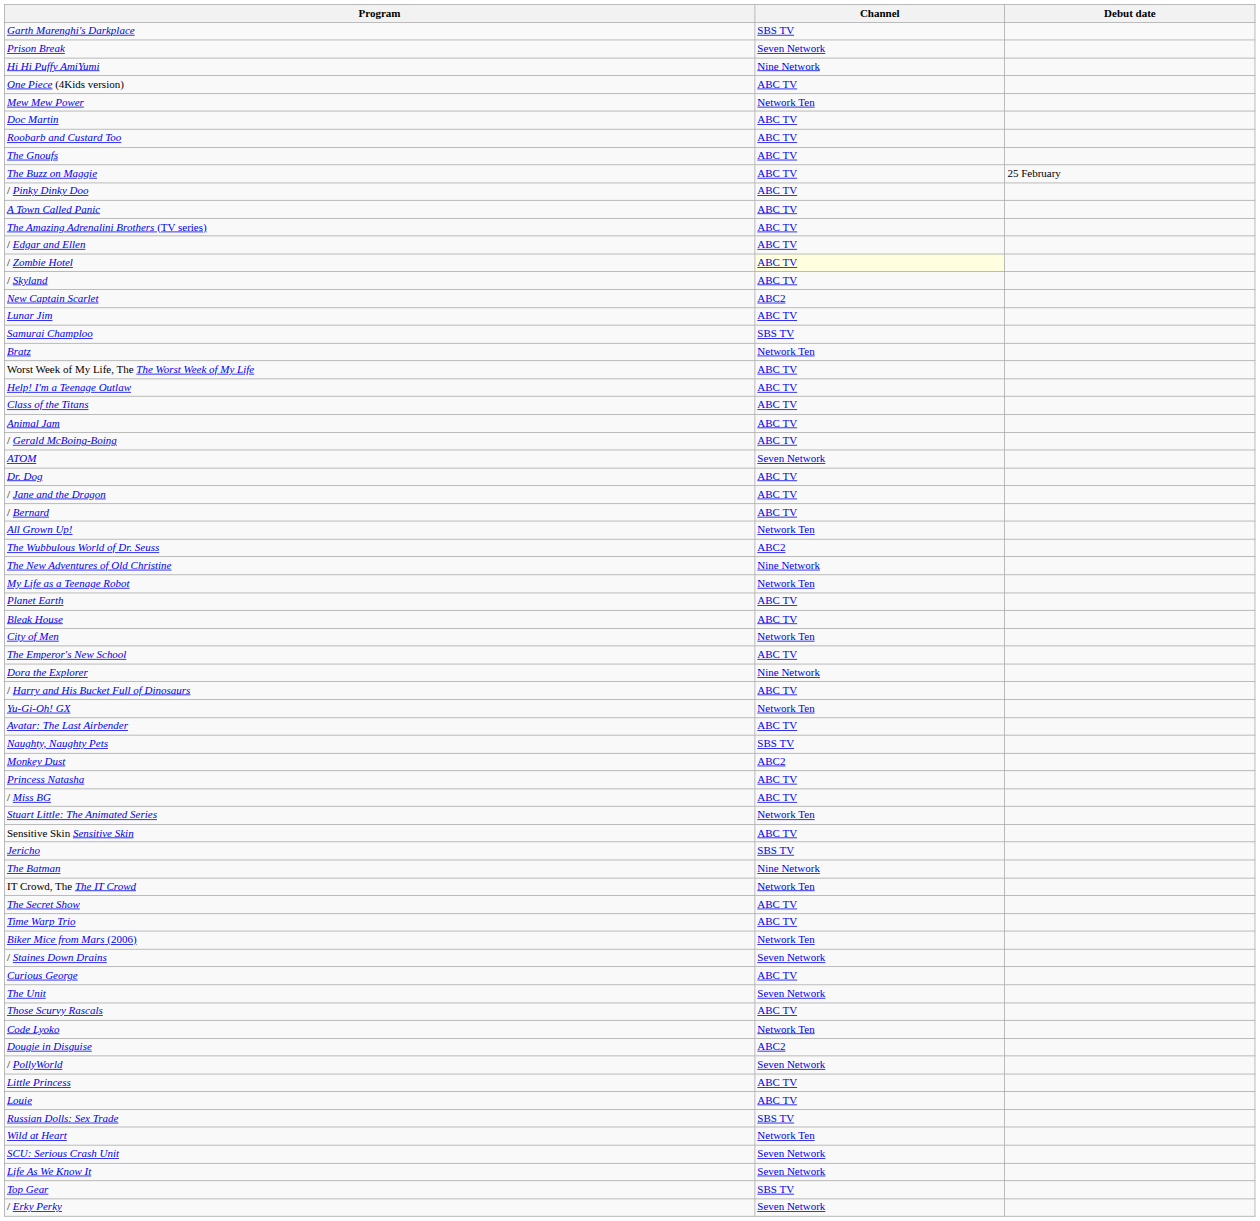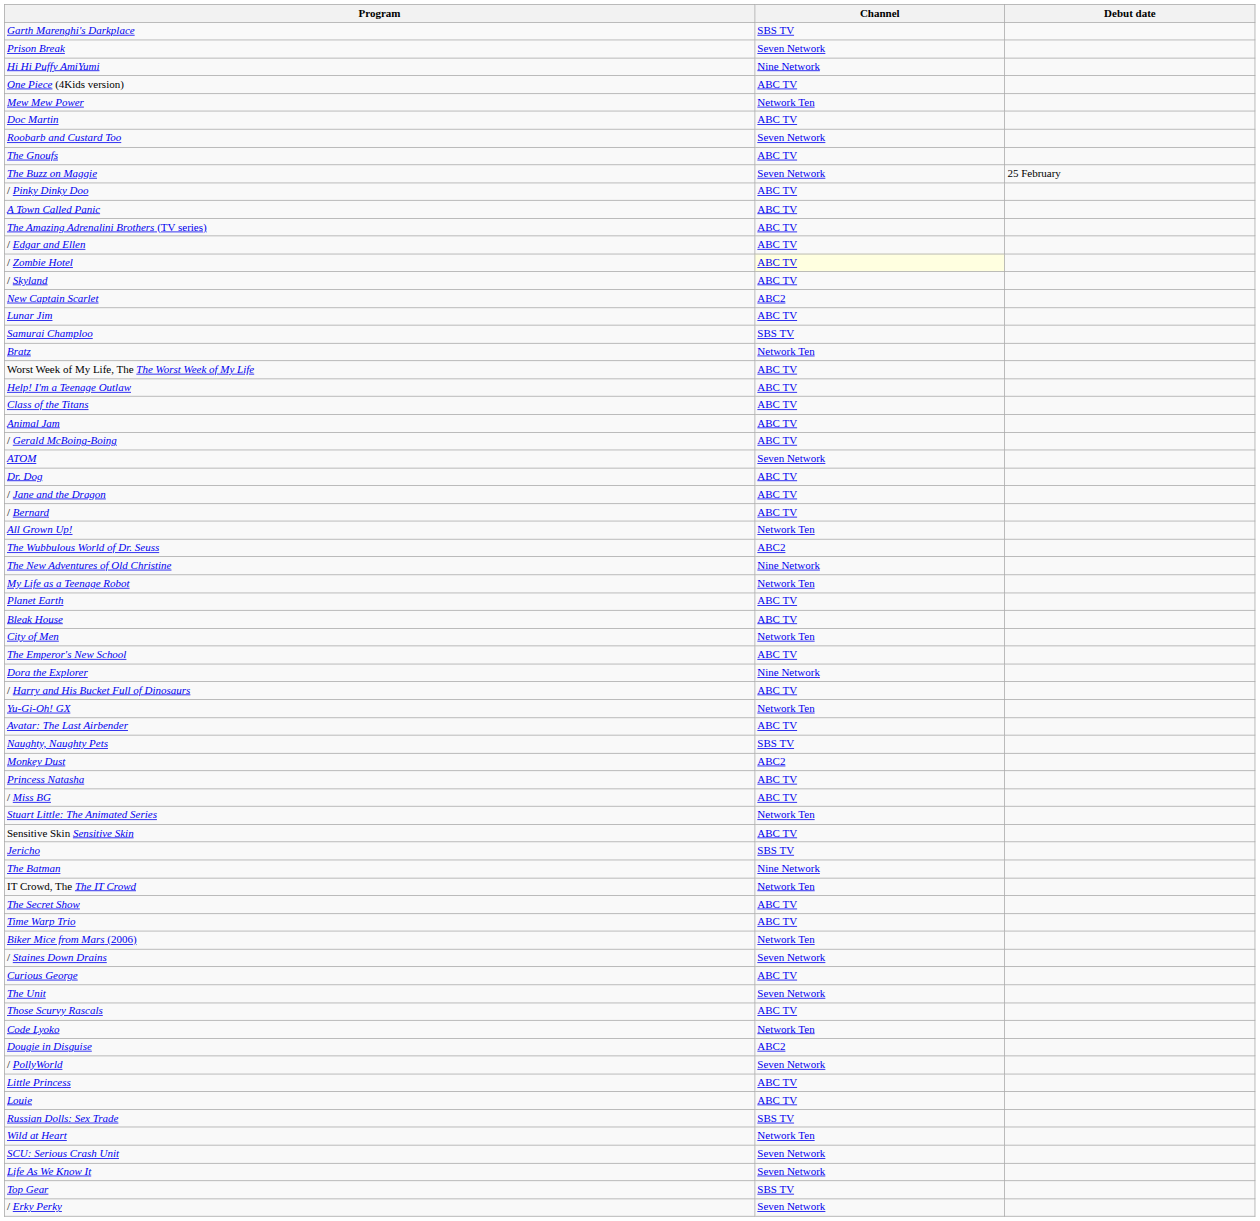(777, 138) ABC TV -> (791, 138) Seven Network
(777, 173) ABC TV -> (791, 173) Seven Network
